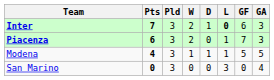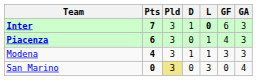- column: (191, 11)
(244, 40) 7 -> (226, 40) 4
(244, 54) 5 -> (226, 54) 3
(261, 54) 5 -> (244, 54) 3
(172, 68) no background -> (172, 68) khaki background
